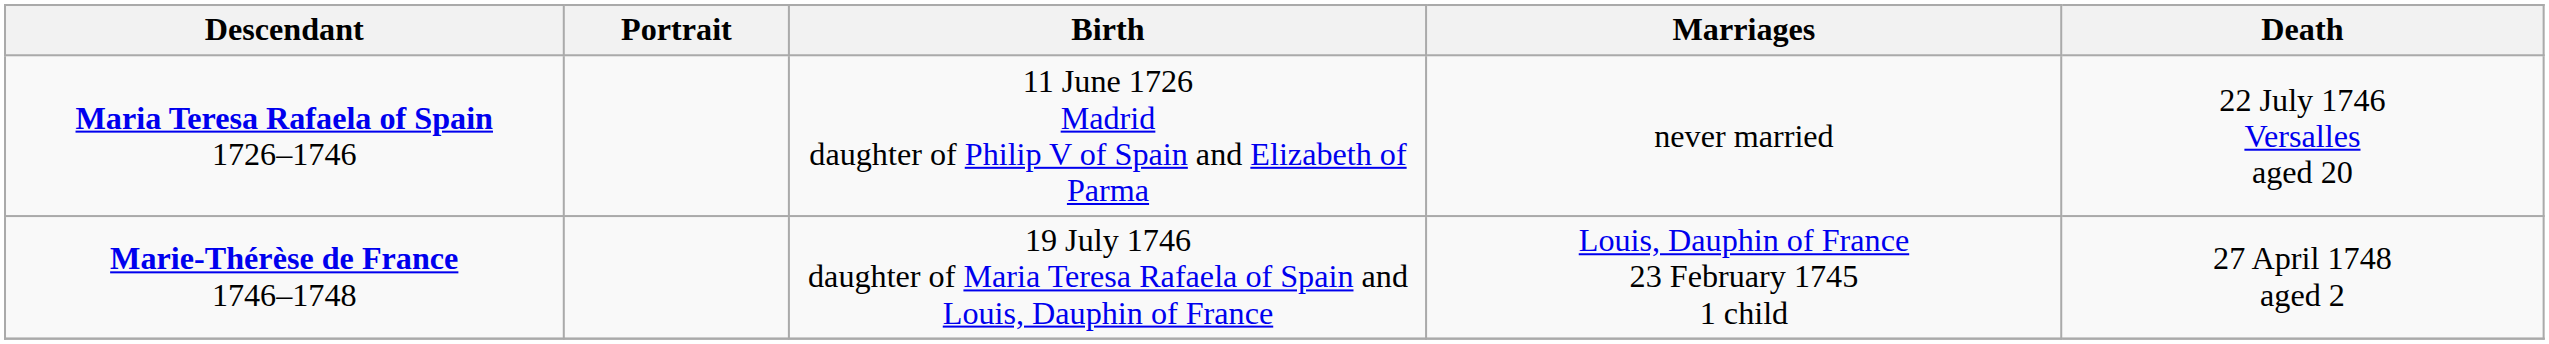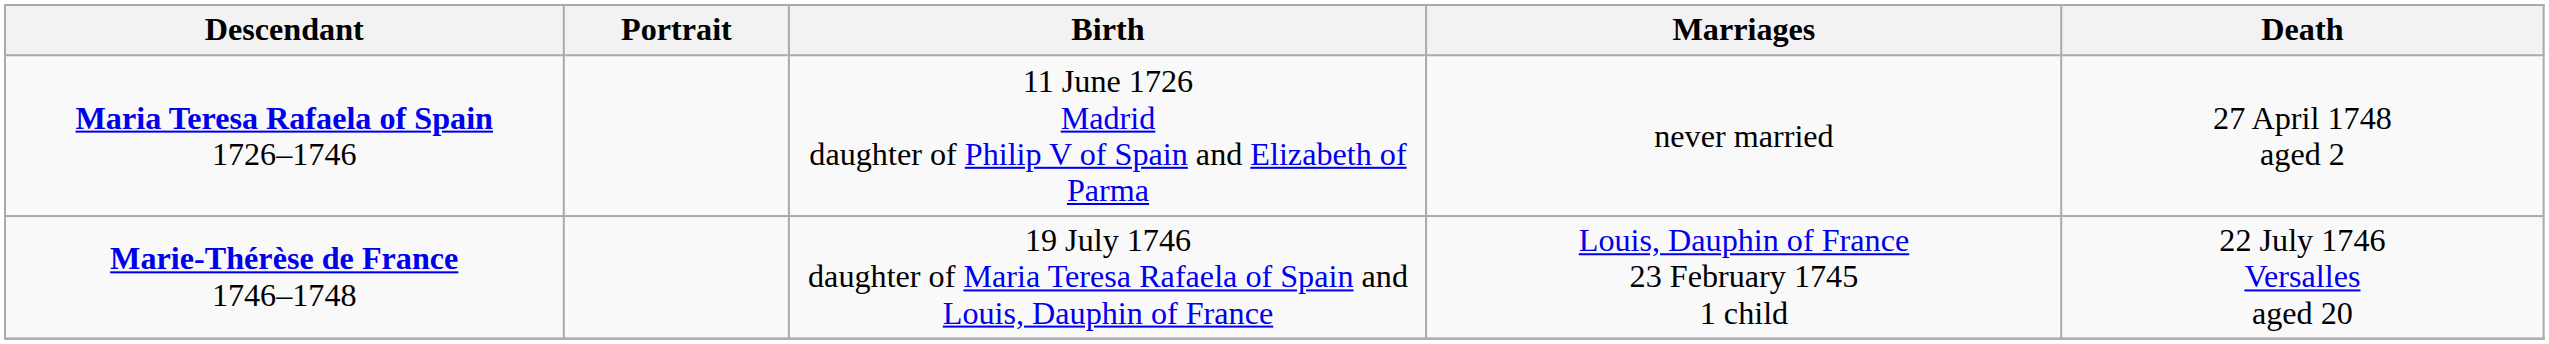(2302, 135) 22 July 1746 Versalles aged 20 -> (2302, 135) 27 April 1748 aged 2
(2302, 276) 27 April 1748 aged 2 -> (2302, 276) 22 July 1746 Versalles aged 20
